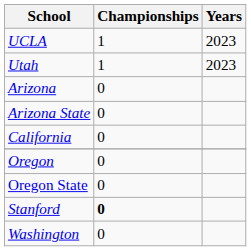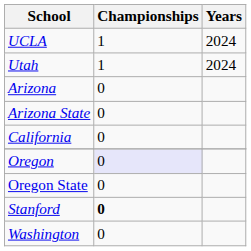(221, 40) 2023 -> (221, 40) 2024
(221, 64) 2023 -> (221, 64) 2024
(101, 161) no background -> (101, 161) lavender background
